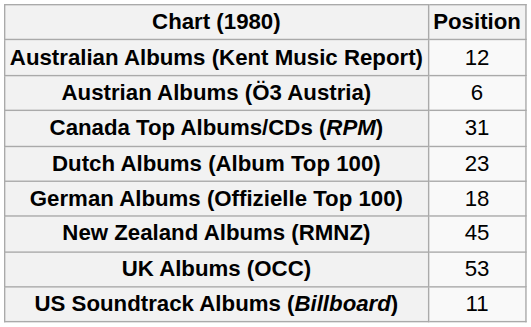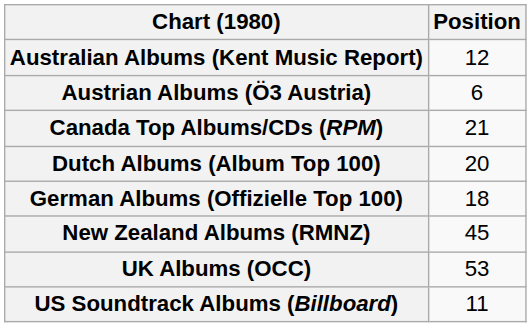(477, 127) 31 -> (477, 127) 21
(477, 163) 23 -> (477, 163) 20
